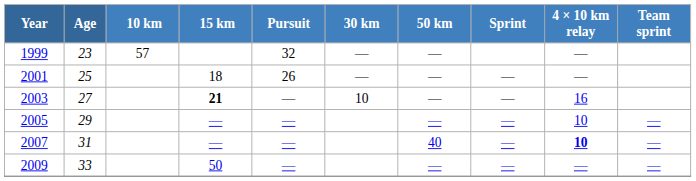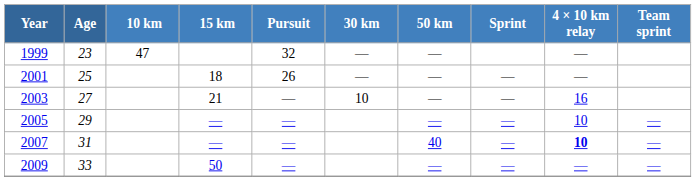(143, 54) 57 -> (143, 54) 47
(216, 98) bold -> (216, 98) normal
